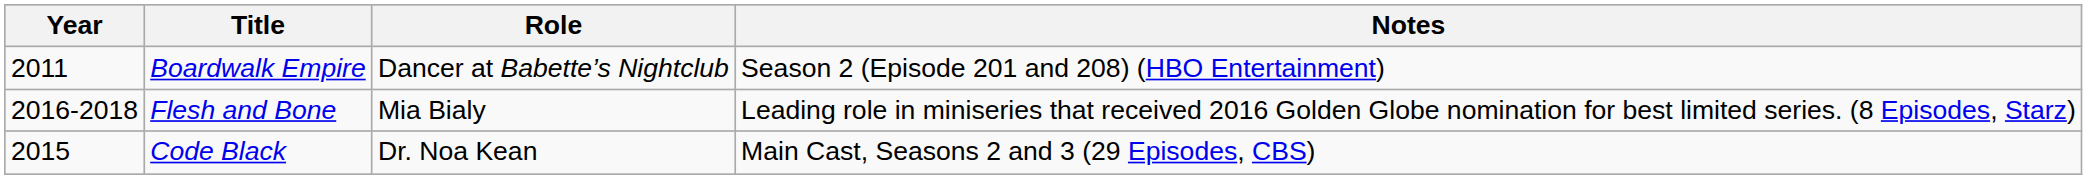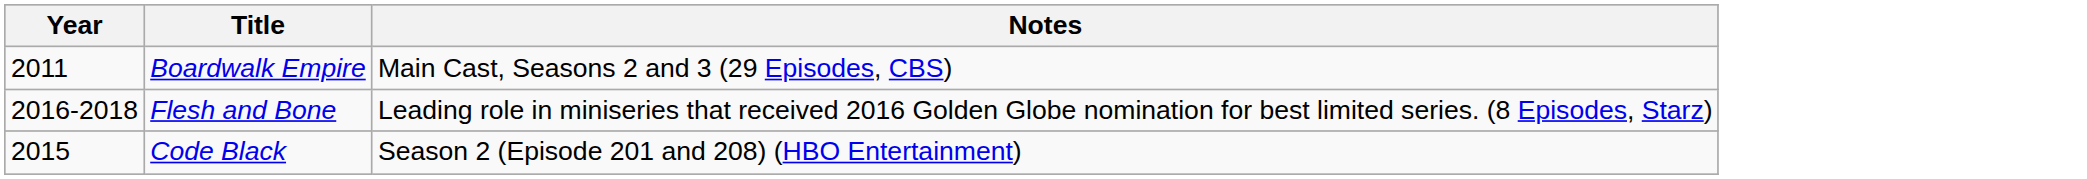- column: (553, 25)
(1063, 67) Season 2 (Episode 201 and 208) (HBO Entertainment) -> (665, 67) Main Cast, Seasons 2 and 3 (29 Episodes, CBS)
(1028, 151) Main Cast, Seasons 2 and 3 (29 Episodes, CBS) -> (700, 151) Season 2 (Episode 201 and 208) (HBO Entertainment)
